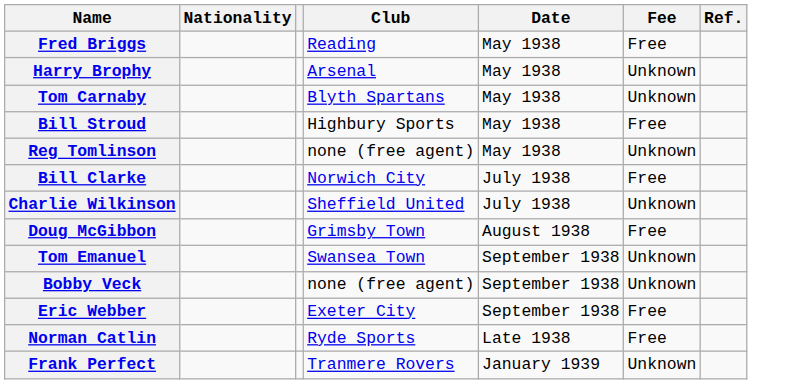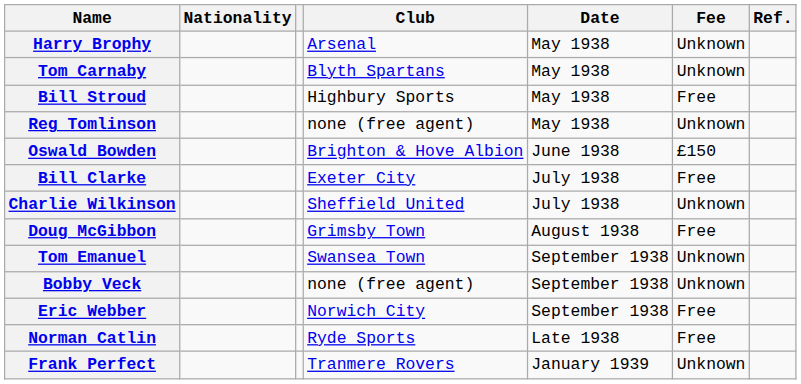- row: (92, 45)
+ row: (92, 151)
(366, 178) Norwich City -> (361, 178) Exeter City
(361, 312) Exeter City -> (366, 312) Norwich City
